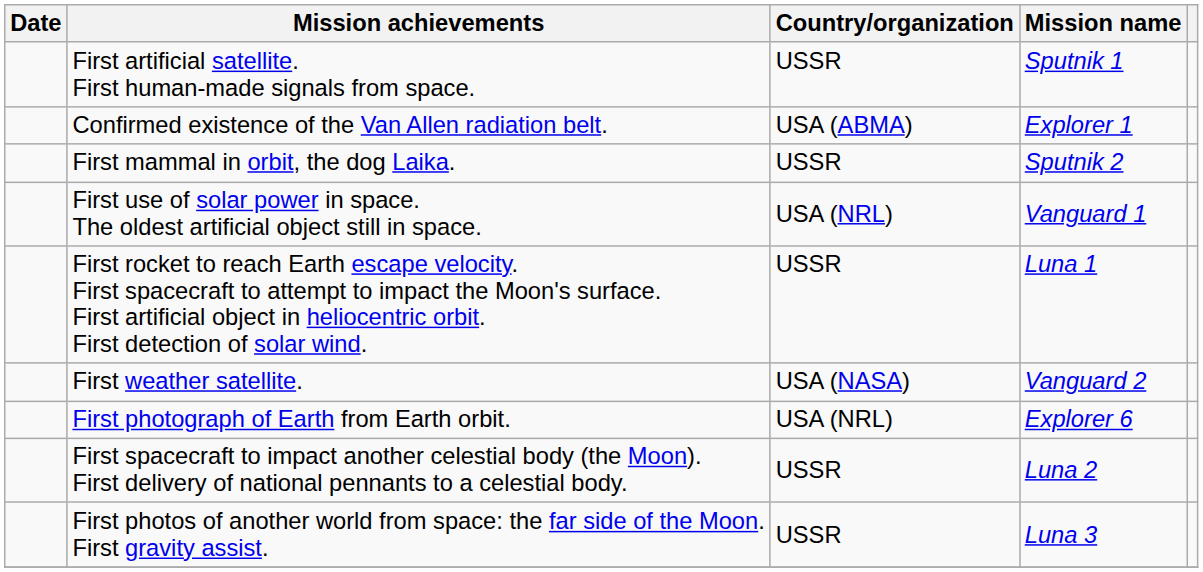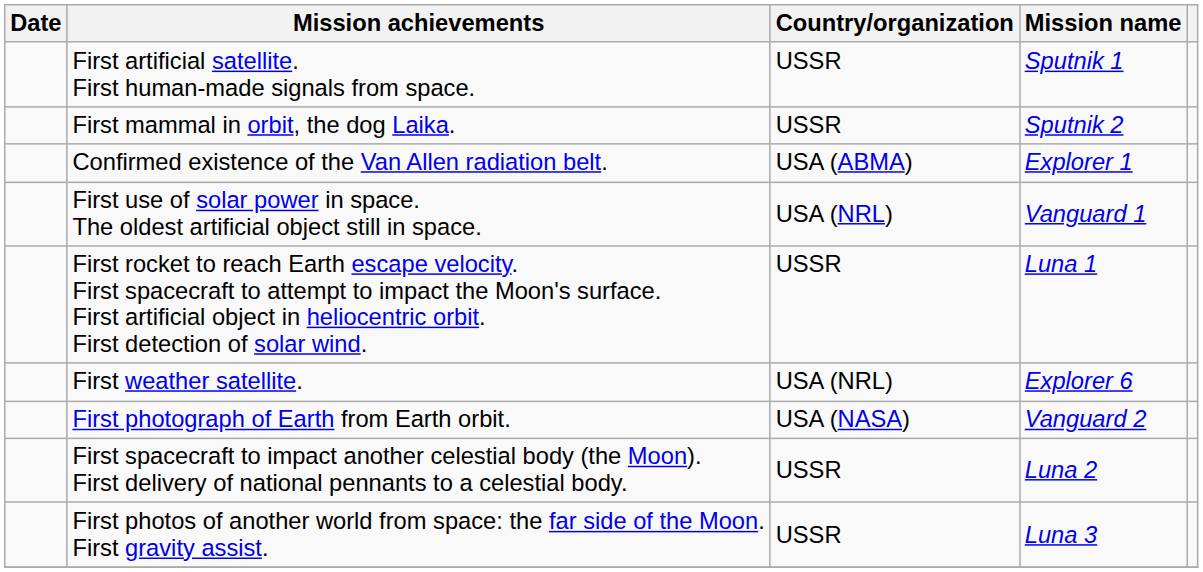rows swapped: (264, 162) <-> (340, 125)
(843, 381) USA (NASA) -> (834, 381) USA (NRL)
(1086, 381) Vanguard 2 -> (1079, 381) Explorer 6
(834, 419) USA (NRL) -> (843, 419) USA (NASA)
(1079, 419) Explorer 6 -> (1086, 419) Vanguard 2
